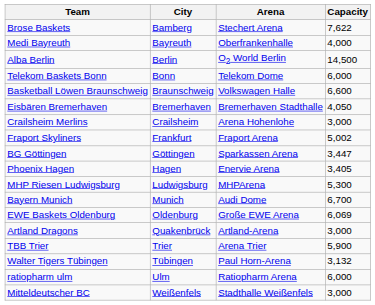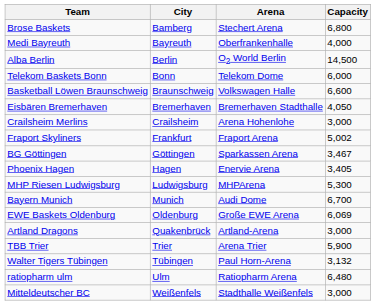(340, 27) 7,622 -> (340, 27) 6,800
(340, 153) 3,447 -> (340, 153) 3,467
(340, 277) 6,000 -> (340, 277) 6,480
